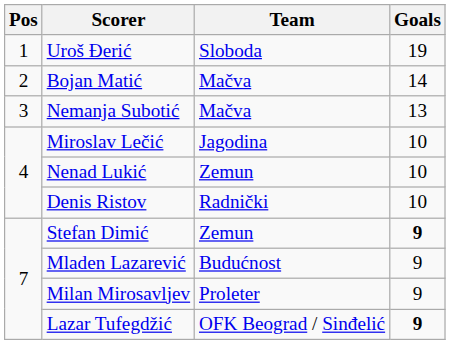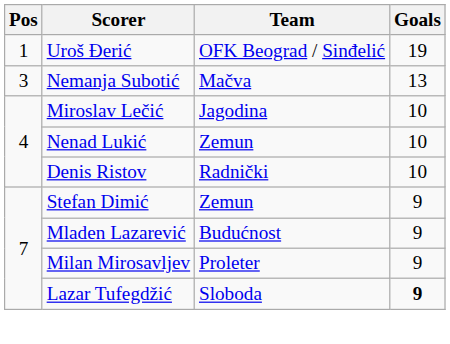(230, 50) Sloboda -> (292, 50) OFK Beograd / Sinđelić
- row: (94, 80)
(417, 232) bold -> (417, 202) normal
(292, 324) OFK Beograd / Sinđelić -> (230, 293) Sloboda
